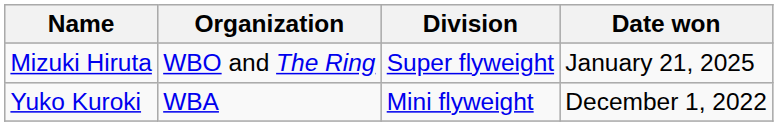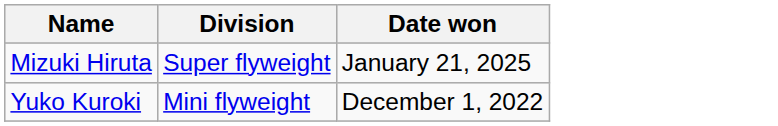- column: (269, 23)
